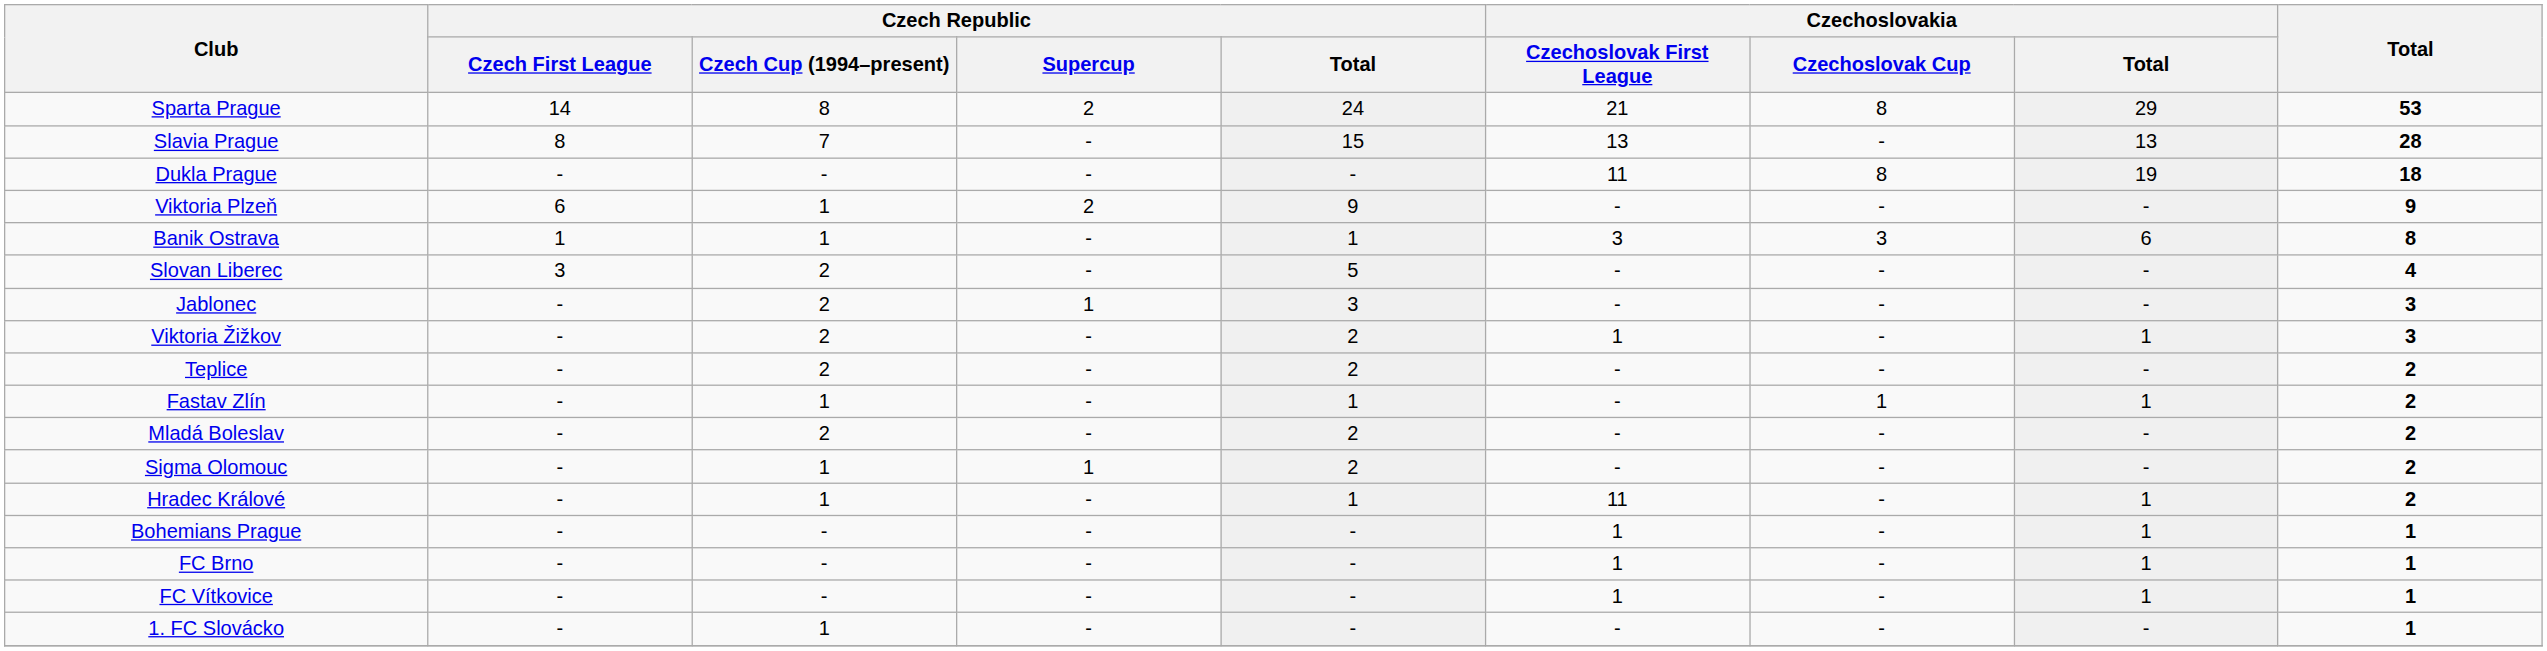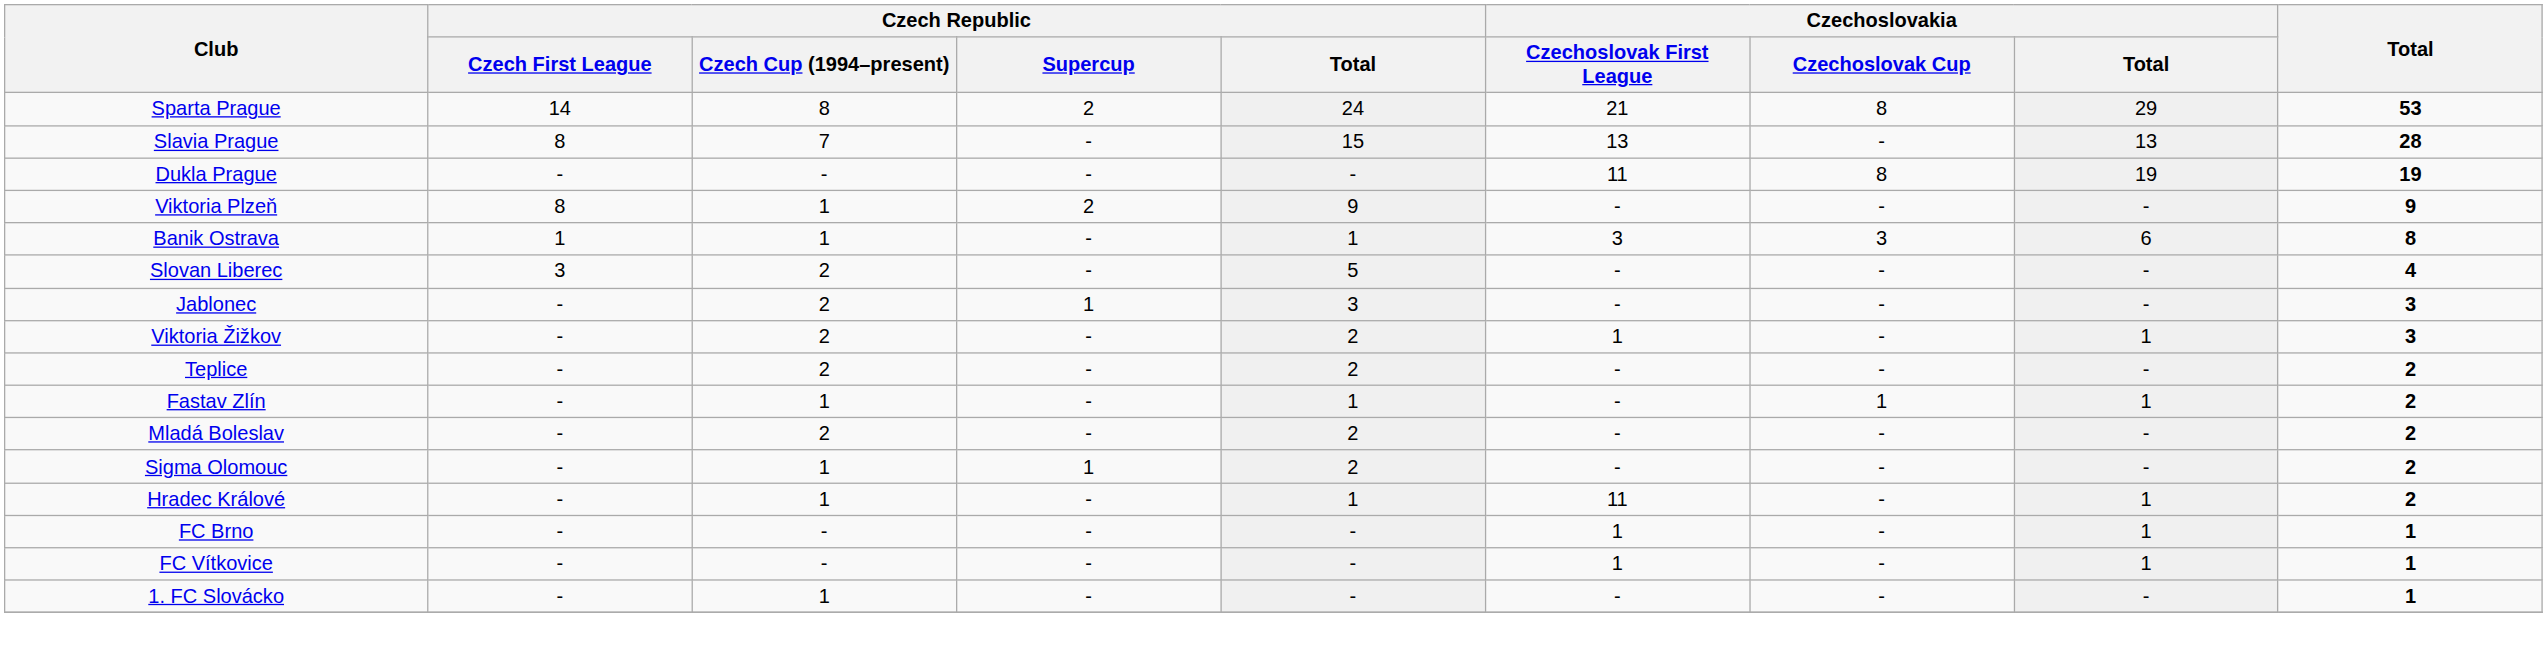(2410, 173) 18 -> (2410, 173) 19
(560, 205) 6 -> (560, 205) 8
- row: (216, 530)
